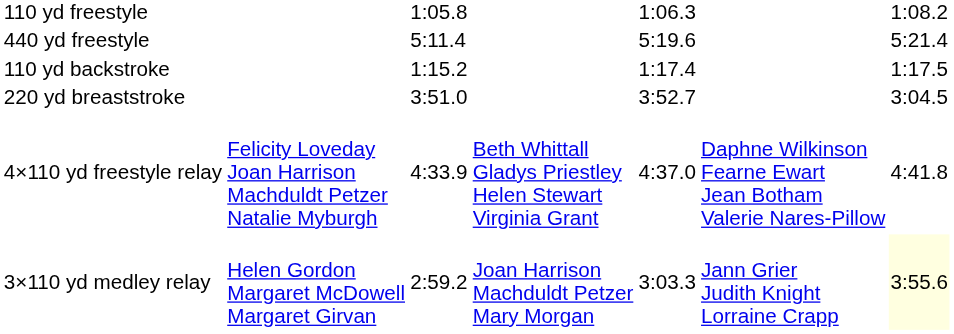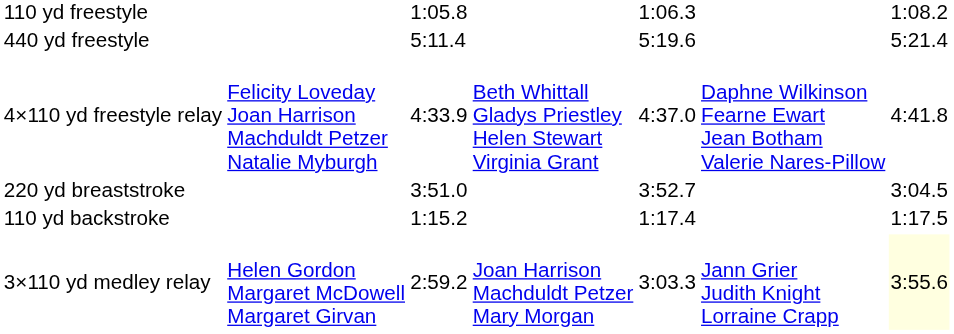rows swapped: (87, 69) <-> (113, 172)
